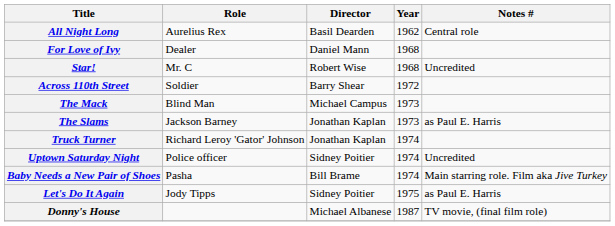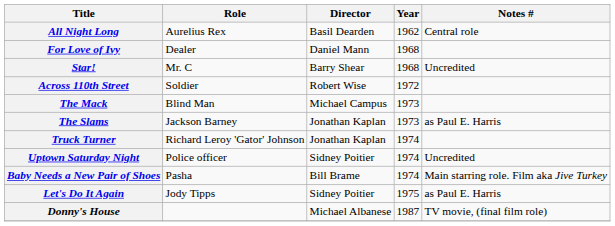(338, 67) Robert Wise -> (337, 67) Barry Shear
(337, 85) Barry Shear -> (338, 85) Robert Wise
